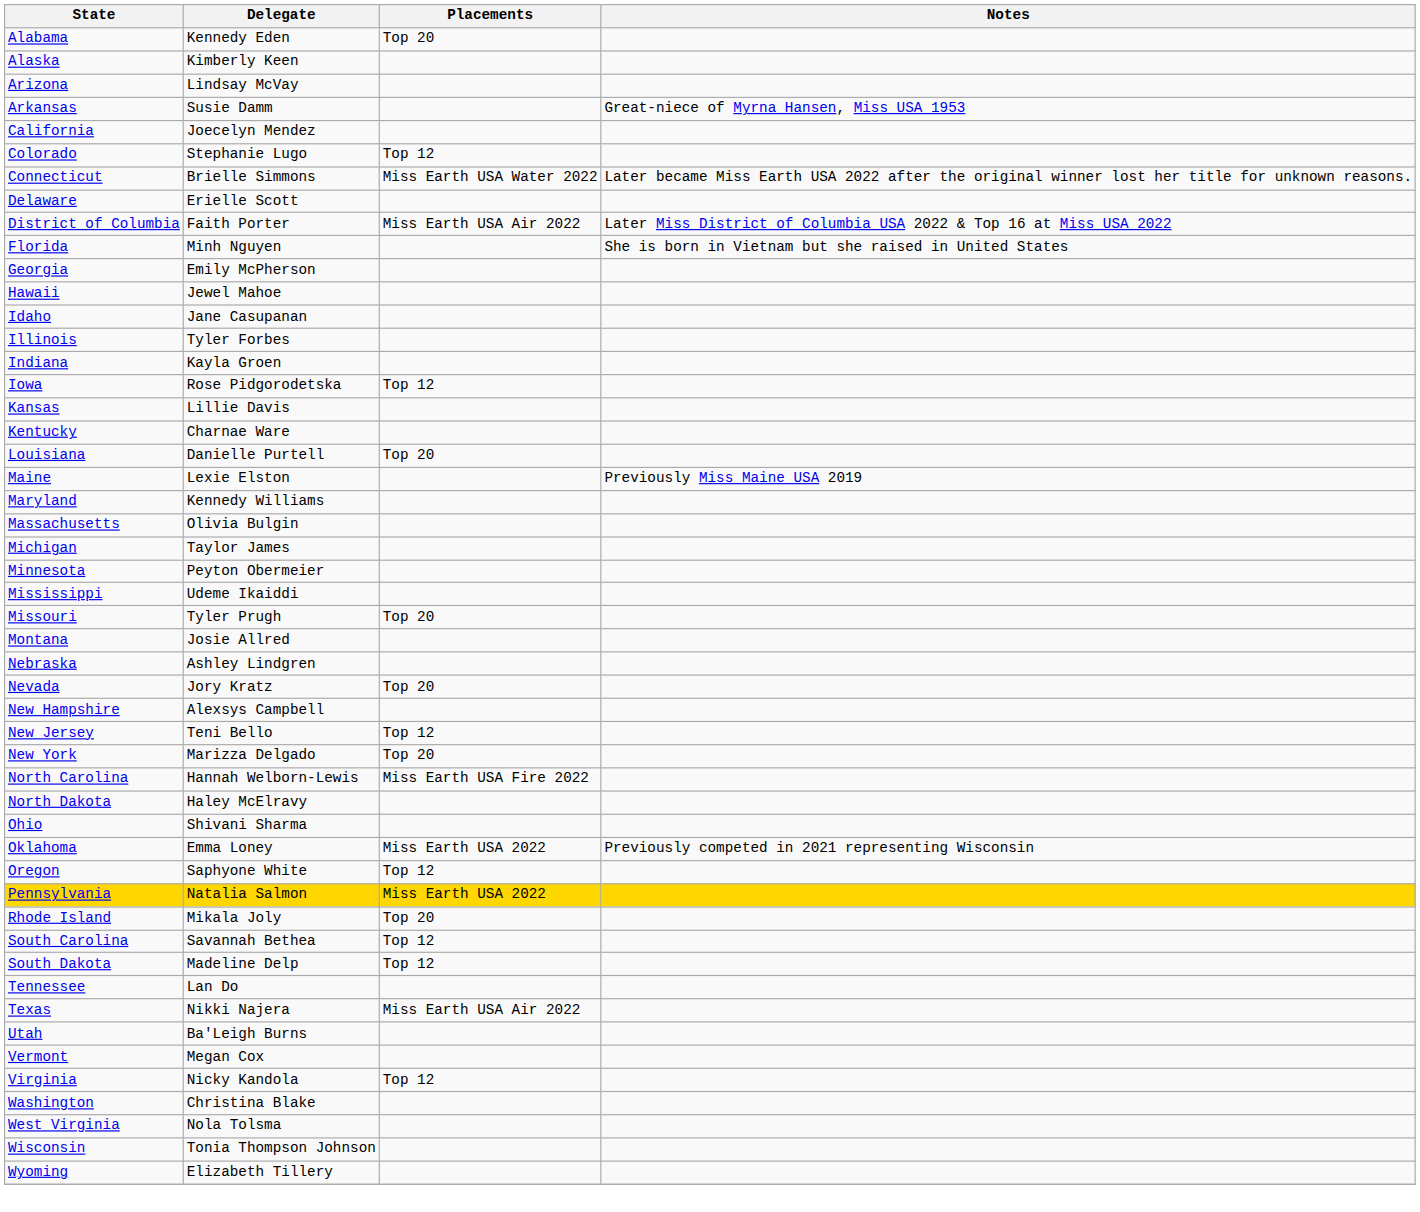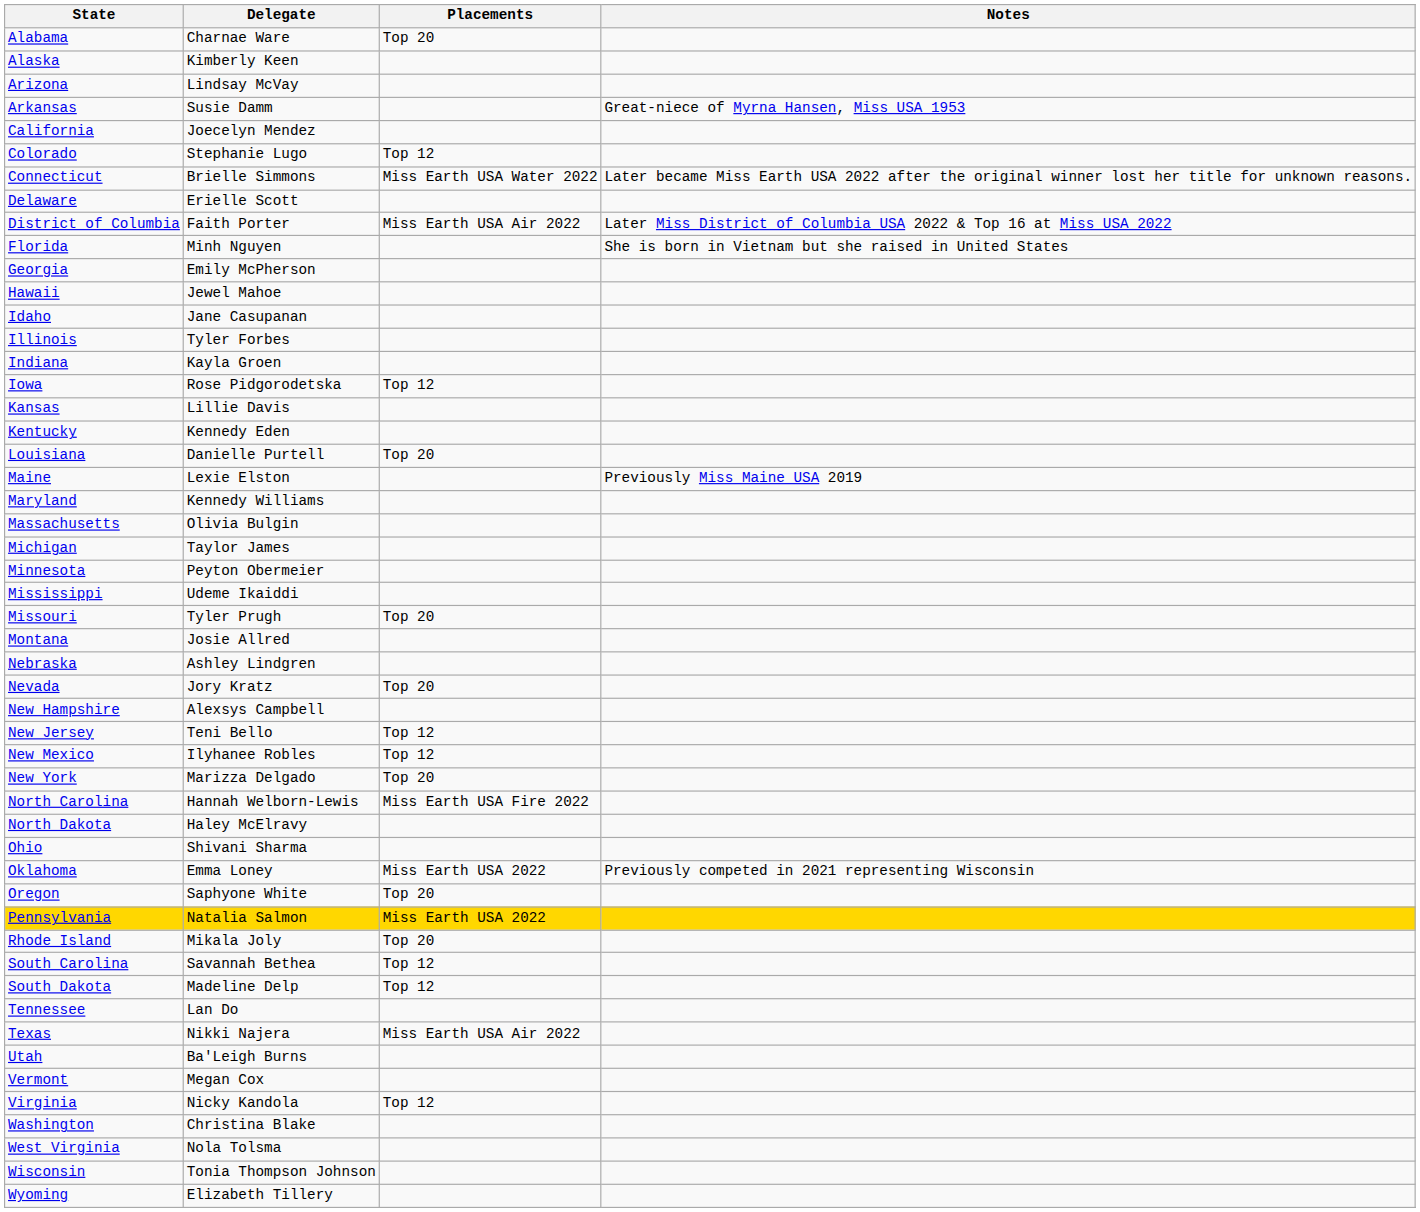(238, 40) Kennedy Eden -> (238, 40) Charnae Ware
(238, 433) Charnae Ware -> (238, 433) Kennedy Eden
+ row: (51, 757)
(408, 872) Top 12 -> (408, 895) Top 20
